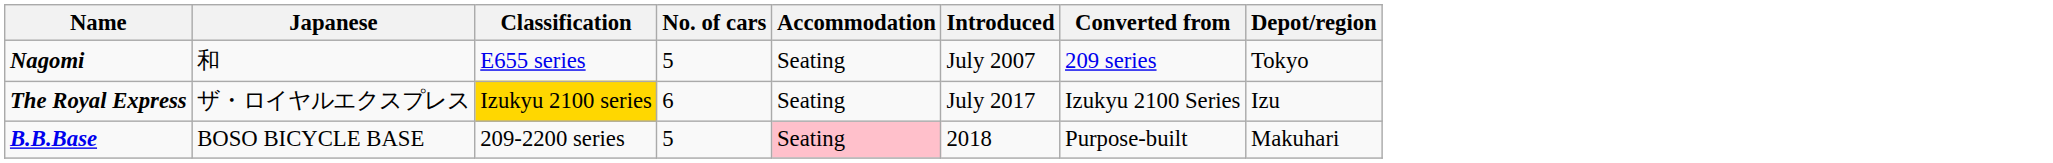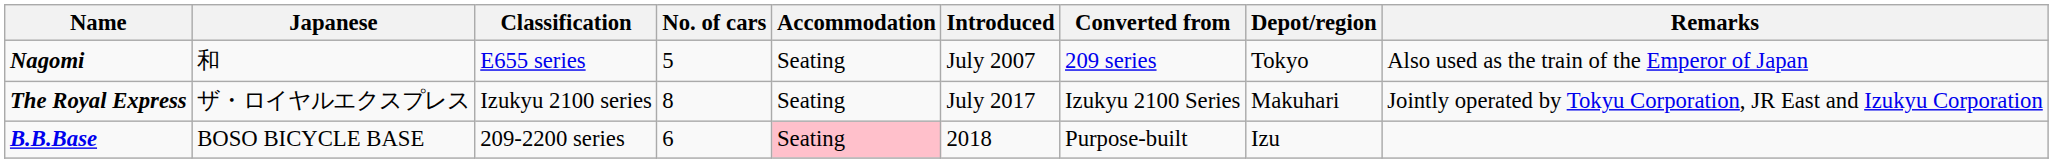+ column: (1715, 22)
(566, 100) gold background -> (566, 100) no background
(668, 100) 6 -> (668, 100) 8
(1265, 100) Izu -> (1295, 100) Makuhari
(668, 139) 5 -> (668, 139) 6
(1295, 139) Makuhari -> (1265, 139) Izu
